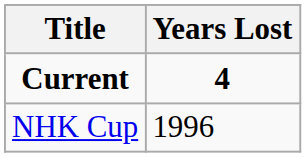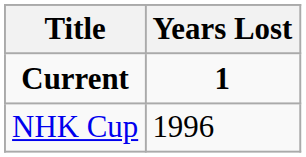(222, 77) 4 -> (222, 77) 1
